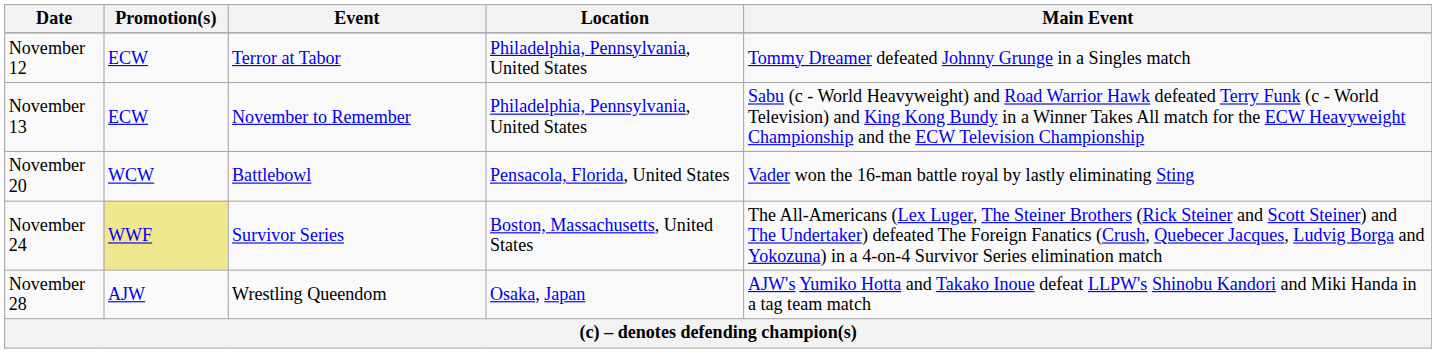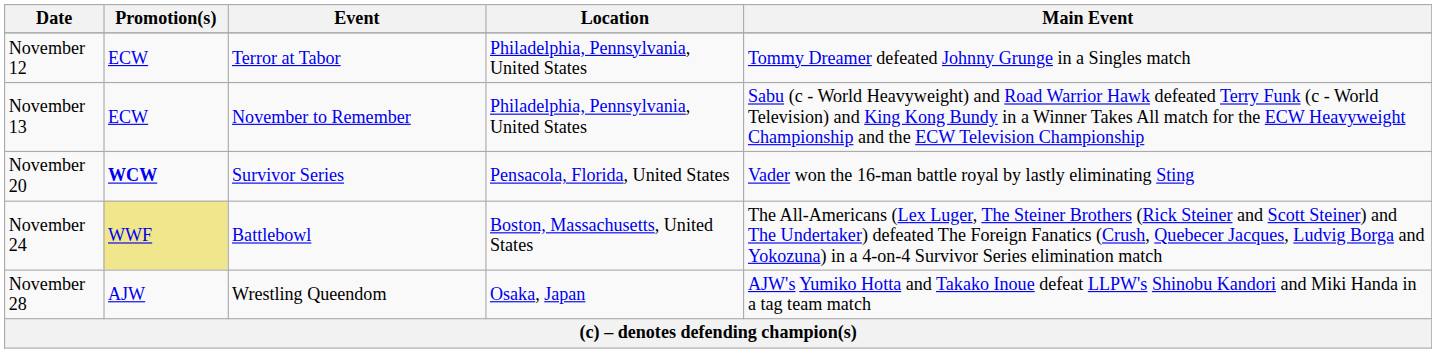(131, 176) normal -> (133, 176) bold
(272, 176) Battlebowl -> (288, 176) Survivor Series
(288, 235) Survivor Series -> (272, 235) Battlebowl
